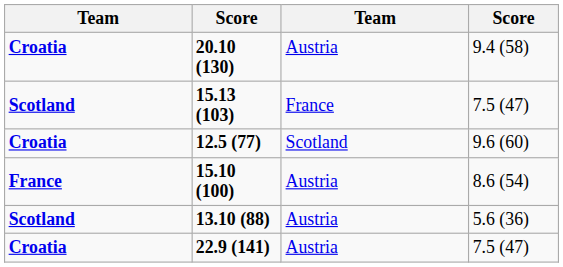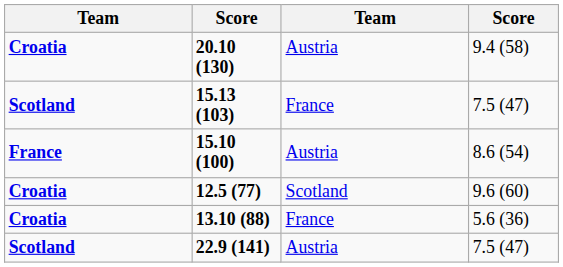rows swapped: (228, 143) <-> (216, 181)
(42, 219) Scotland -> (38, 219) Croatia
(312, 219) Austria -> (310, 219) France
(38, 247) Croatia -> (42, 247) Scotland
